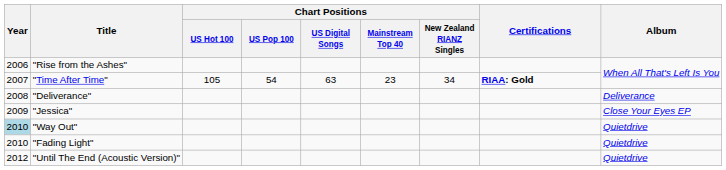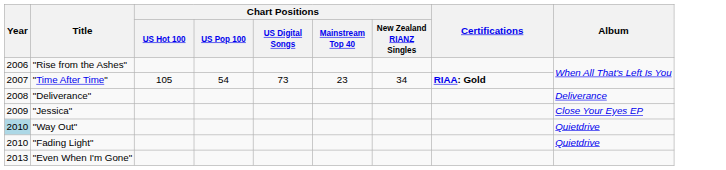(331, 80) 63 -> (283, 80) 73
- row: (106, 158)
+ row: (82, 158)
